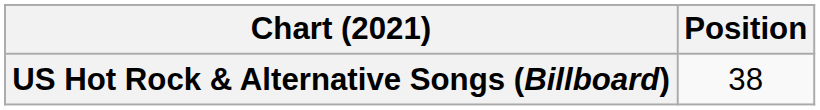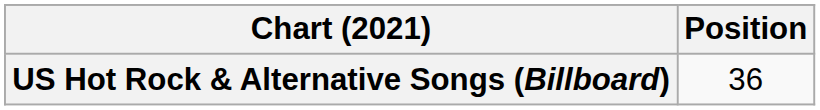(746, 78) 38 -> (746, 78) 36
